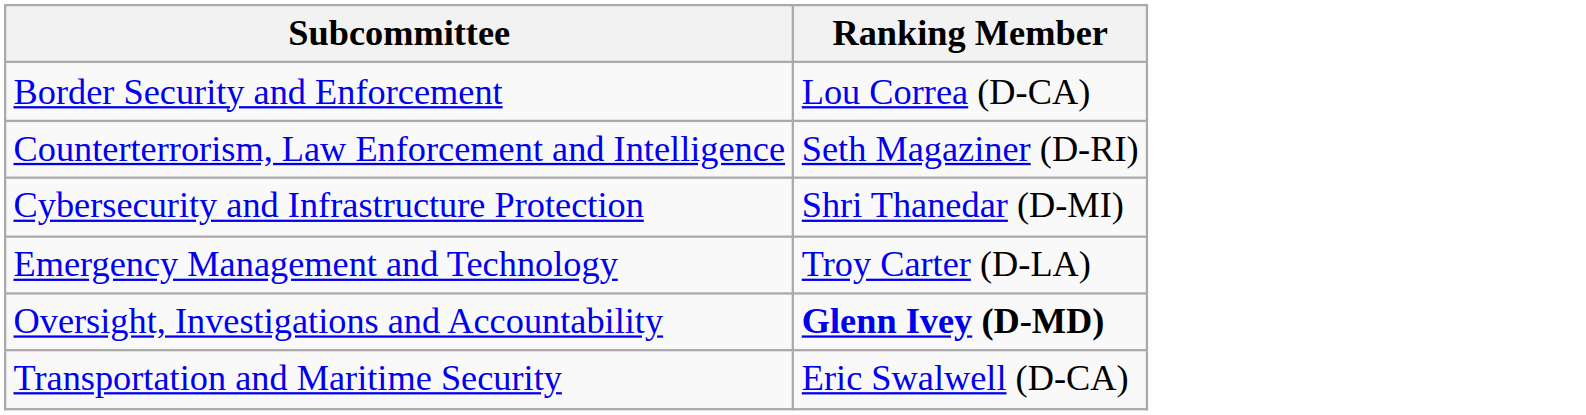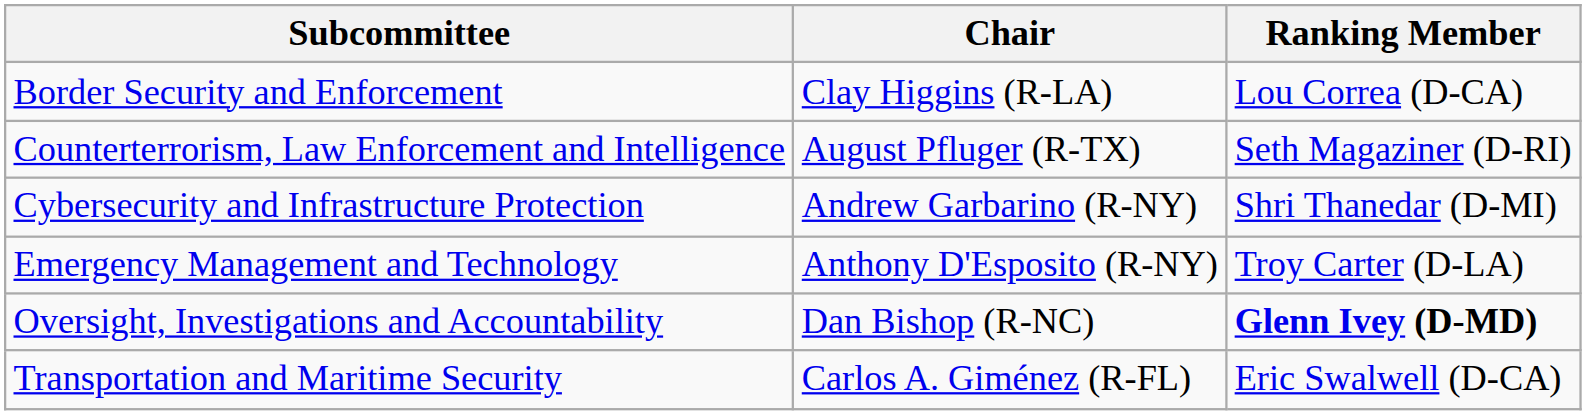+ column: (1010, 33)
